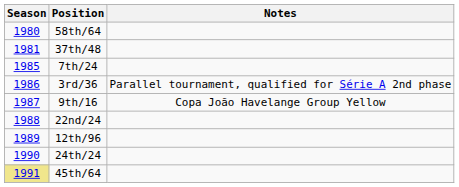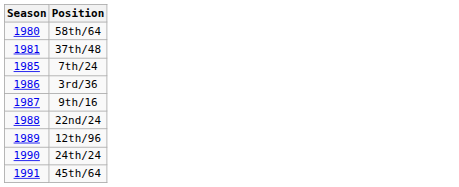- column: (280, 13)
(27, 173) khaki background -> (27, 173) no background
